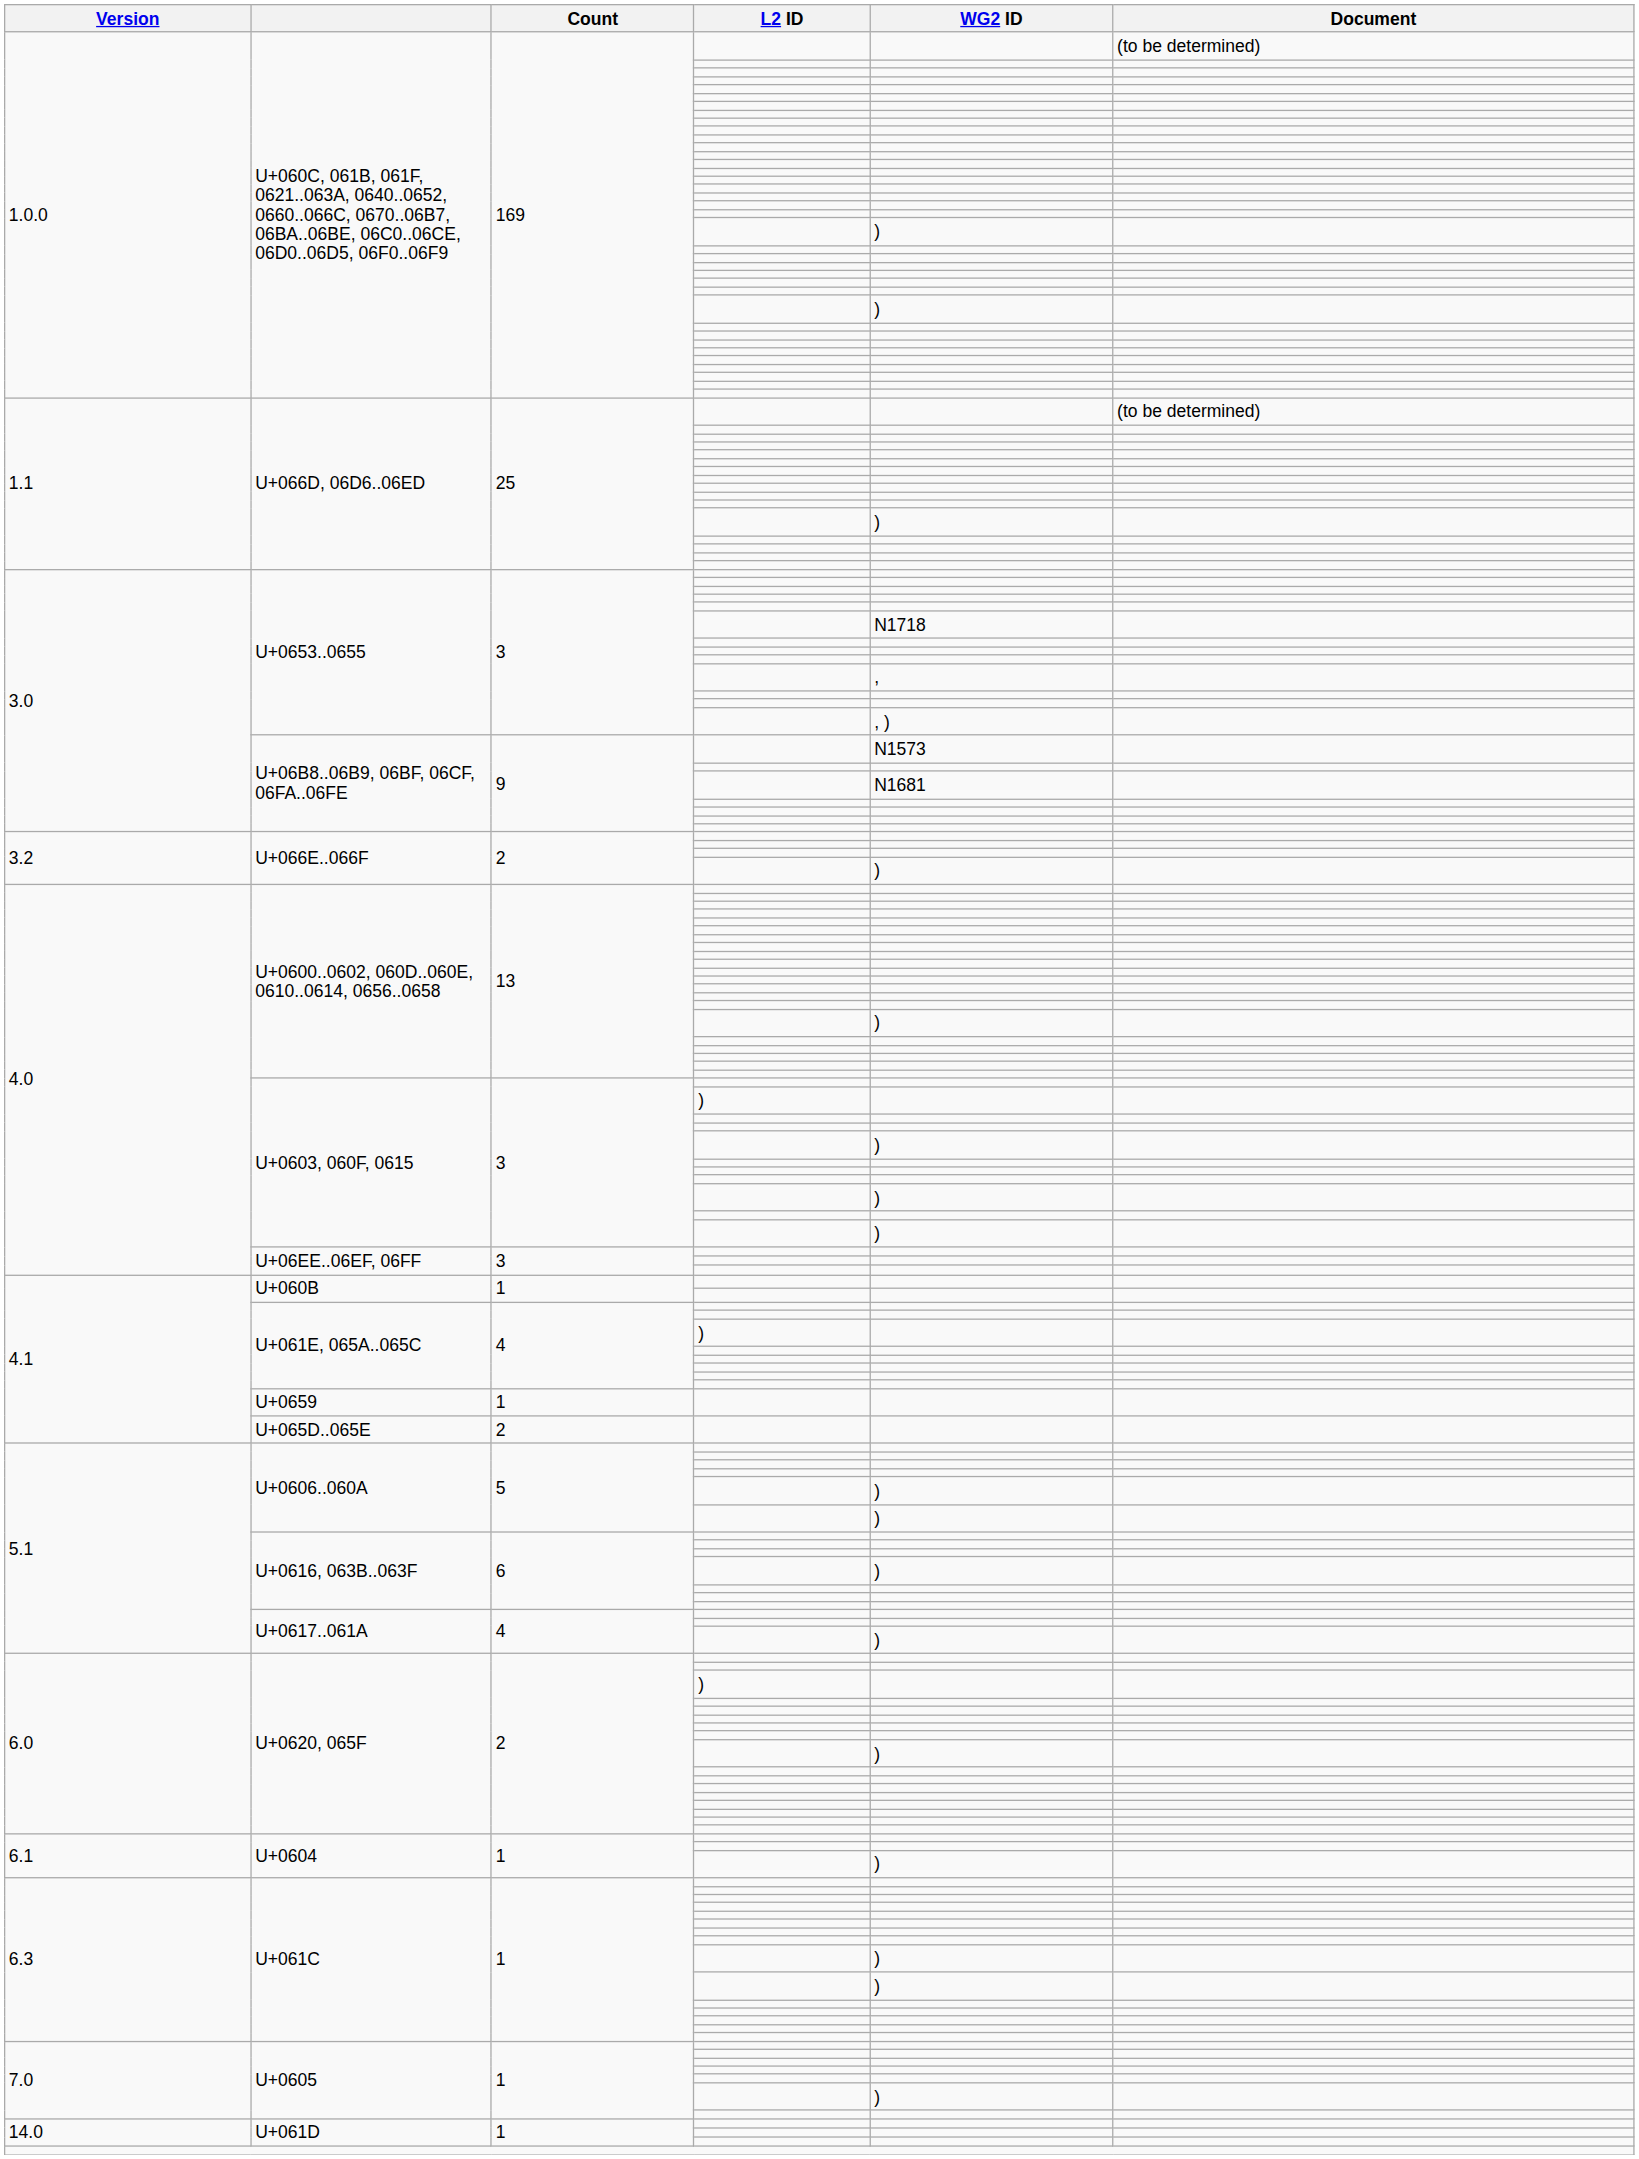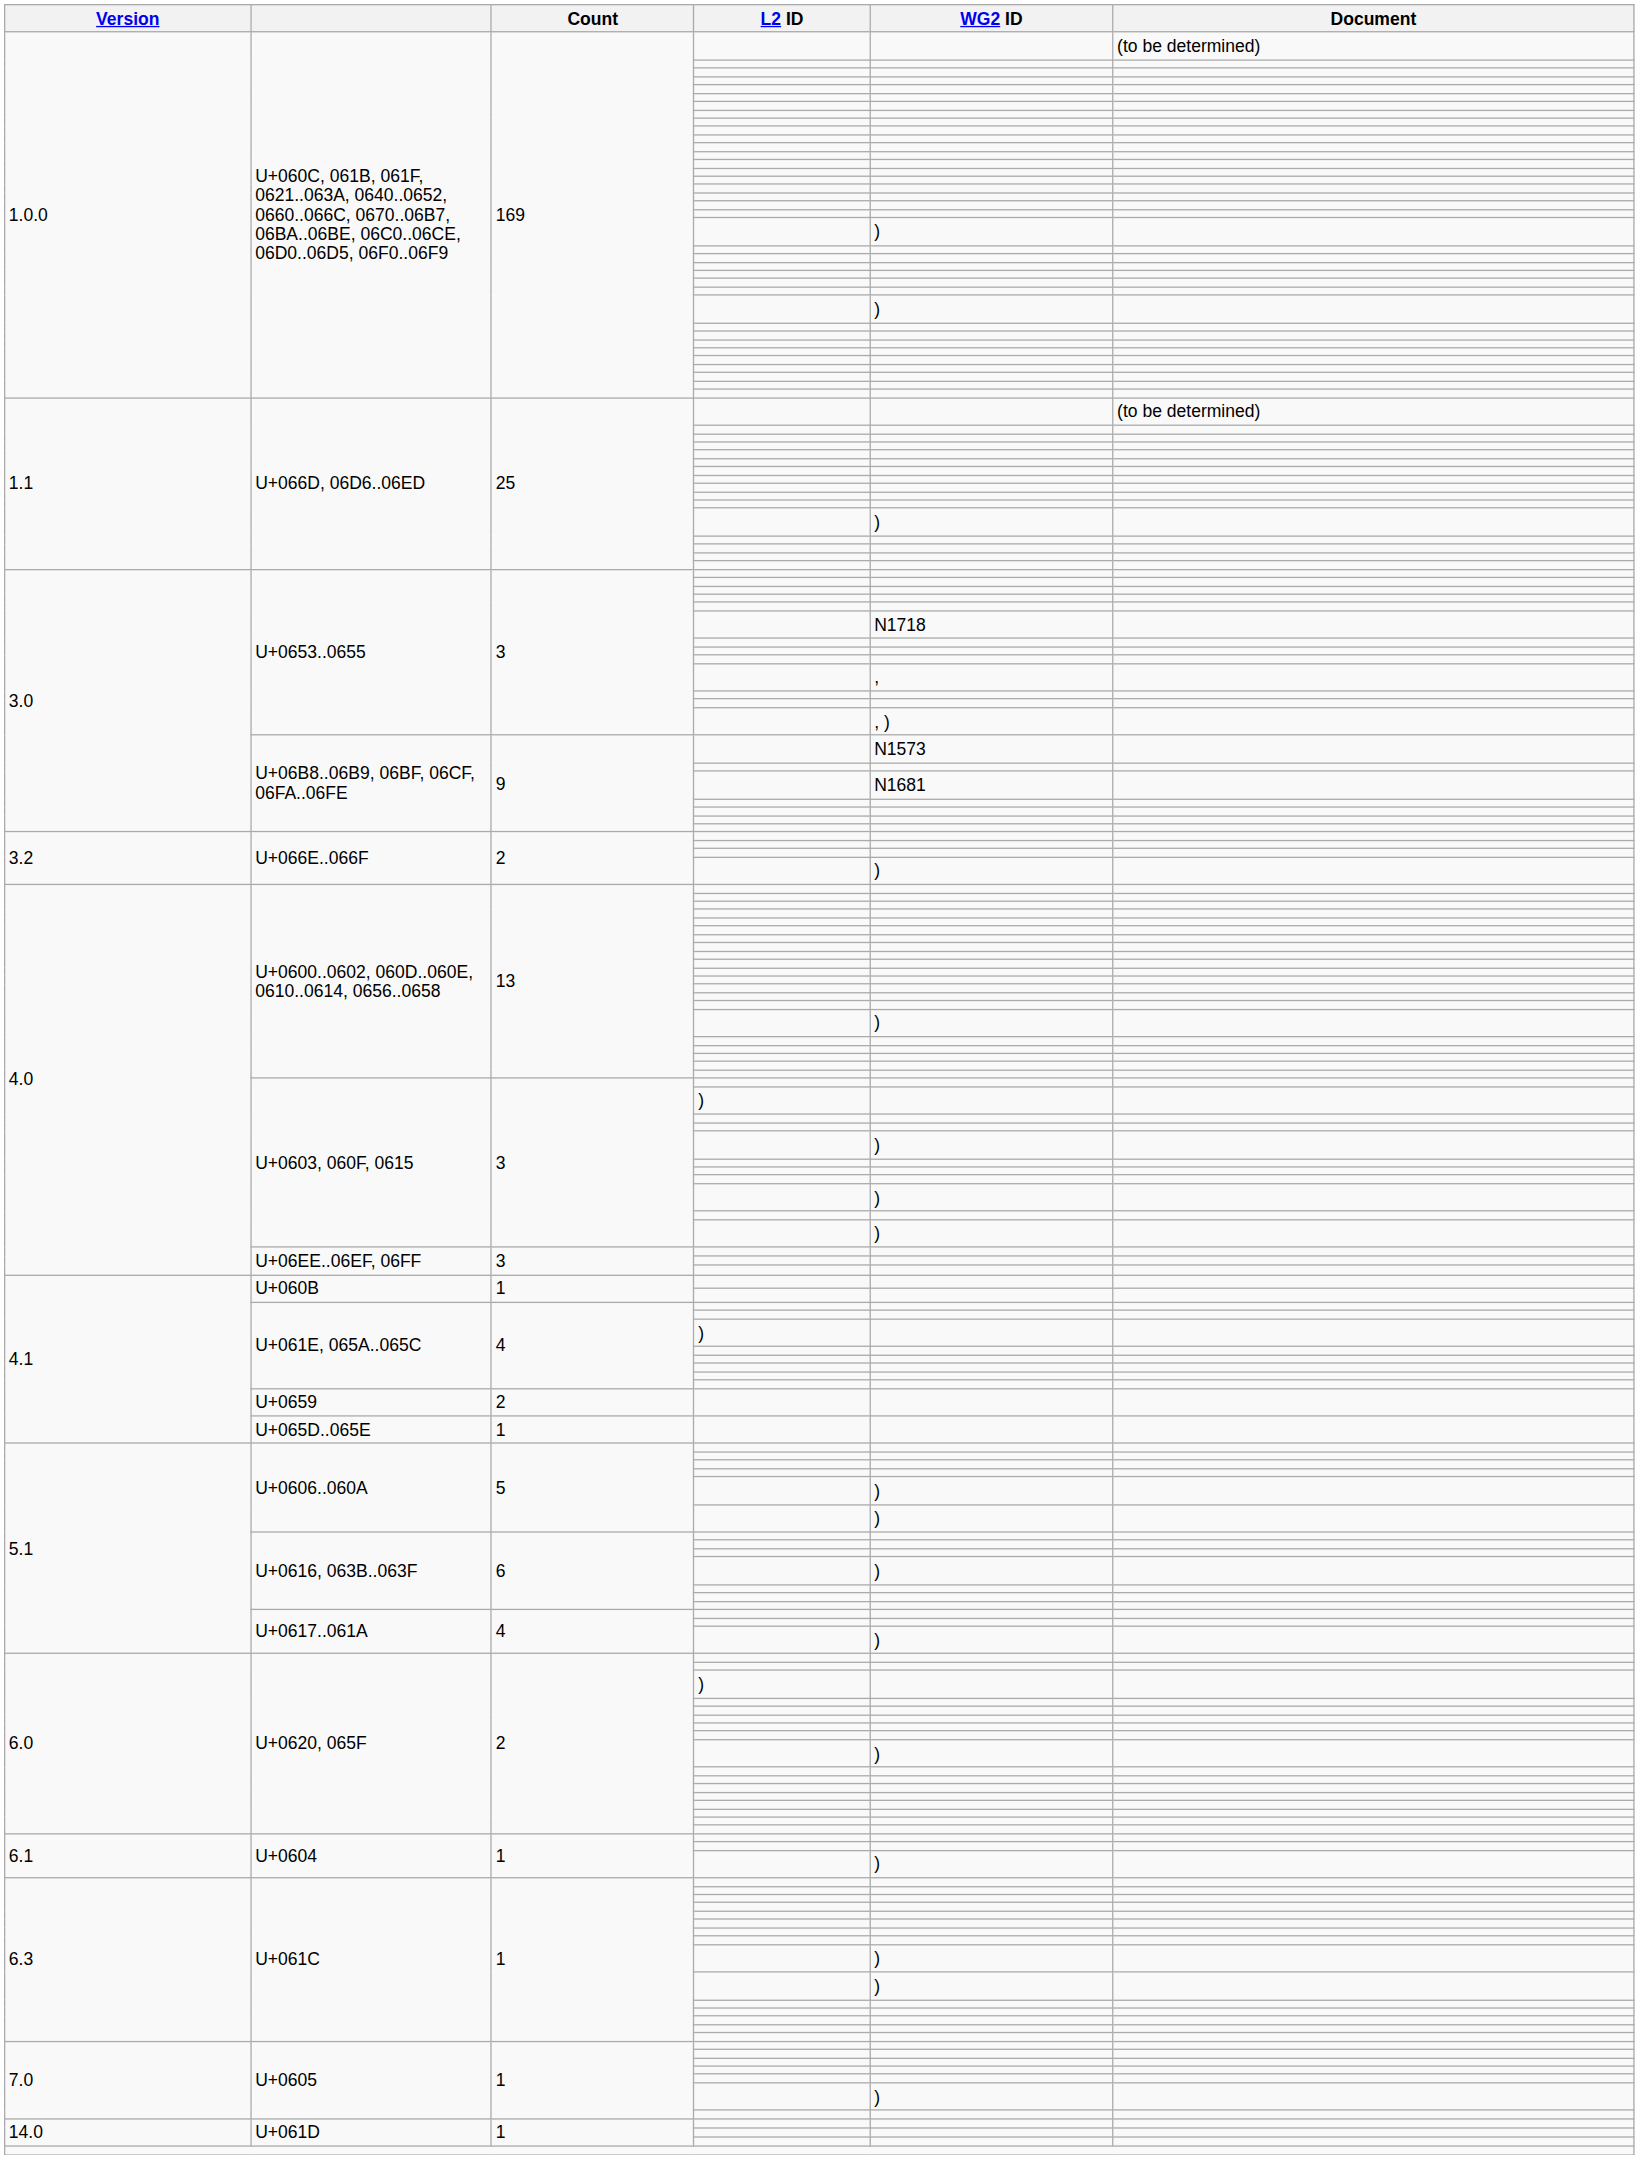(501, 1402) 1 -> (501, 1402) 2
(501, 1429) 2 -> (501, 1429) 1
